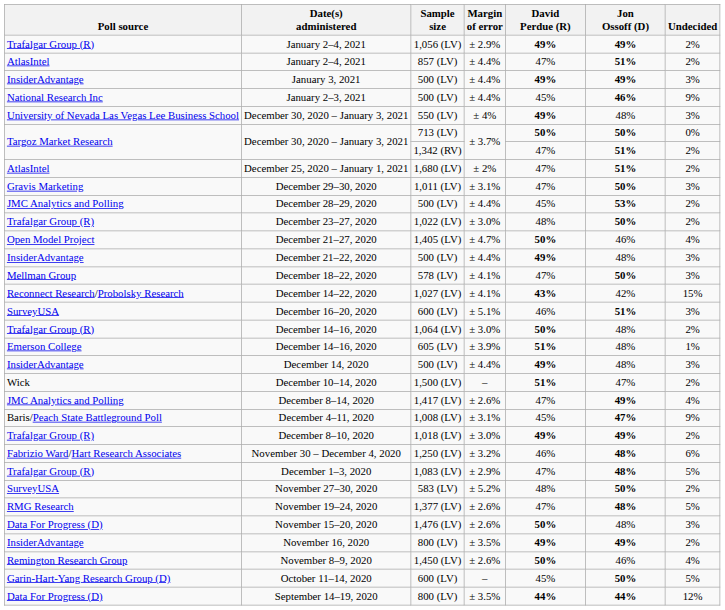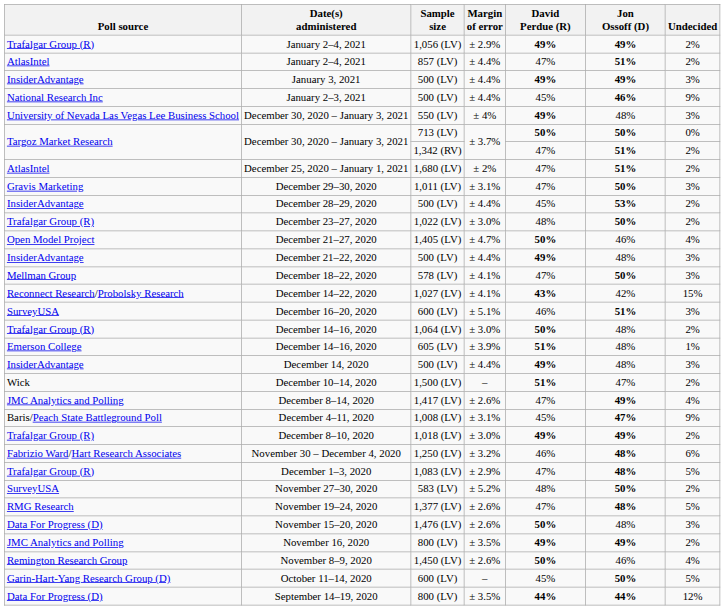(65, 204) JMC Analytics and Polling -> (45, 204) InsiderAdvantage
(45, 543) InsiderAdvantage -> (65, 543) JMC Analytics and Polling
